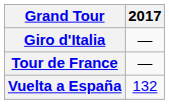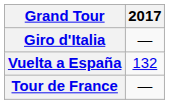rows swapped: (65, 63) <-> (65, 87)
